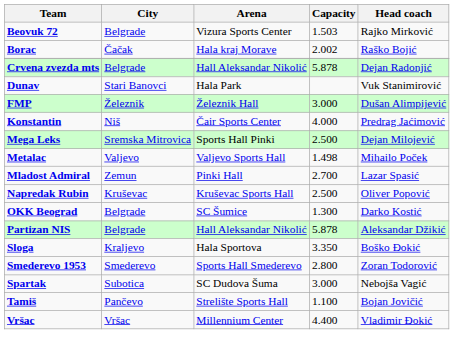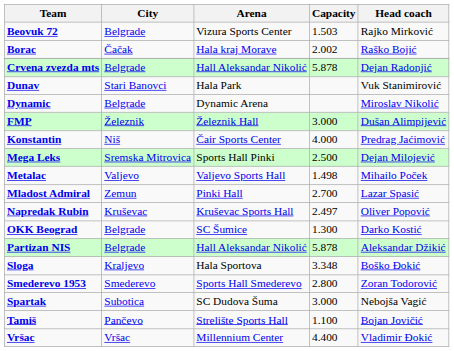+ row: (29, 103)
(325, 193) 2.500 -> (325, 211) 2.497
(325, 247) 3.350 -> (325, 265) 3.348
